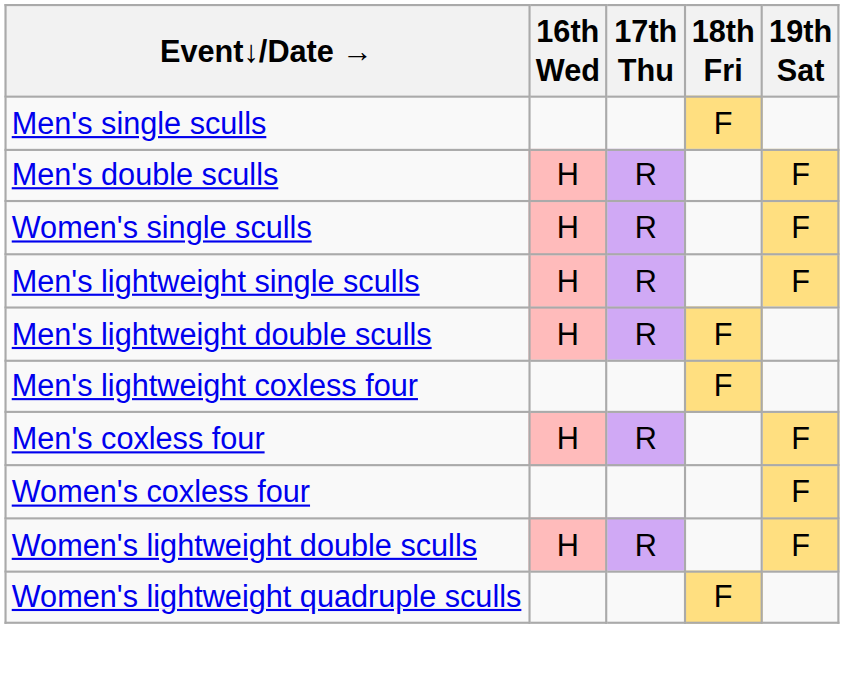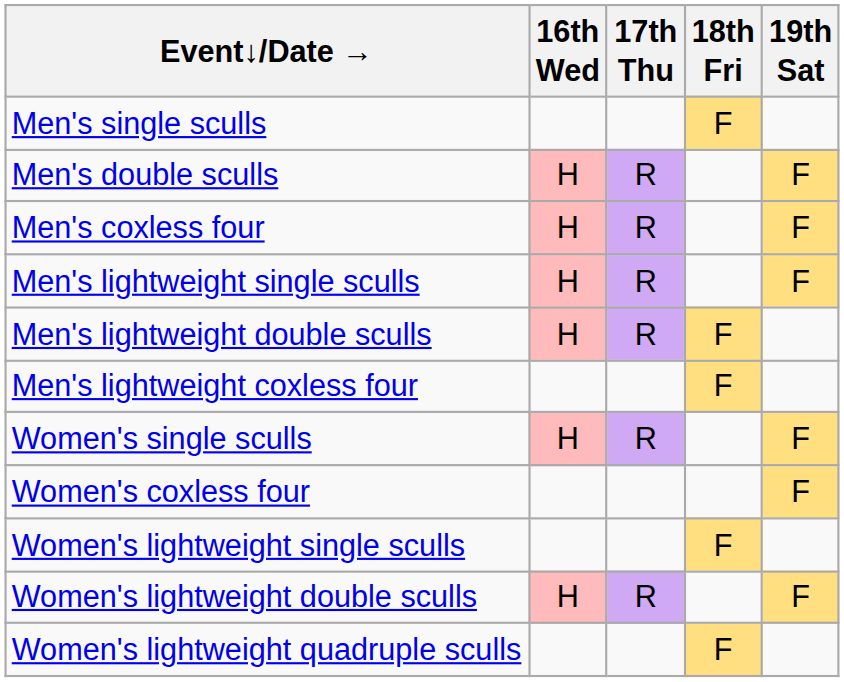rows swapped: (138, 439) <-> (162, 228)
+ row: (238, 544)
